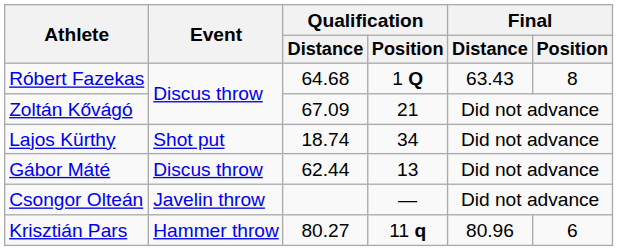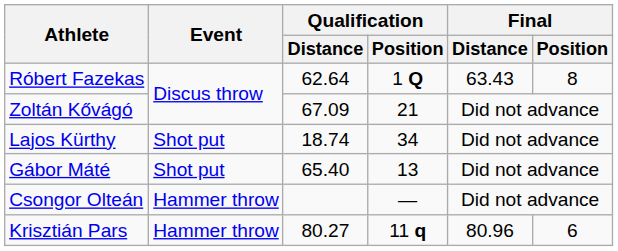(325, 79) 64.68 -> (325, 79) 62.64
(208, 170) Discus throw -> (189, 170) Shot put
(325, 170) 62.44 -> (325, 170) 65.40
(209, 200) Javelin throw -> (216, 200) Hammer throw
